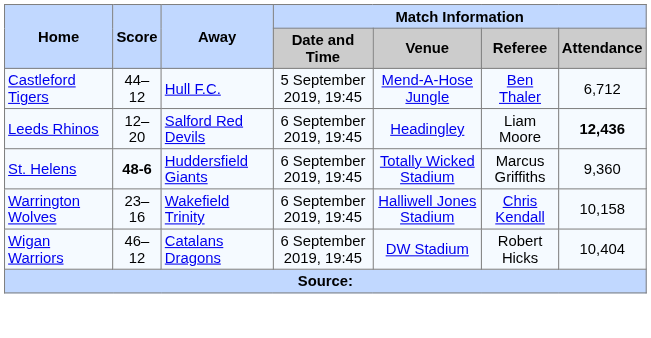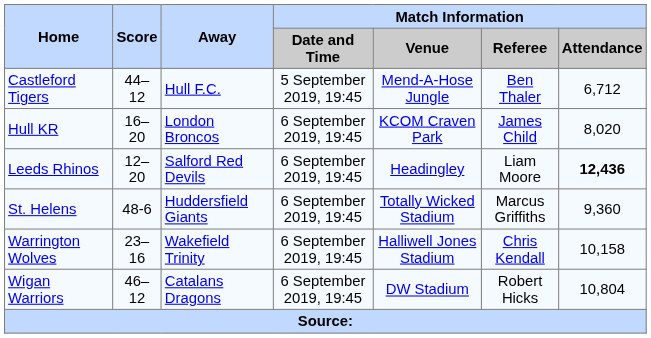+ row: (33, 129)
(137, 169) bold -> (137, 209) normal
(602, 249) 10,404 -> (602, 289) 10,804
